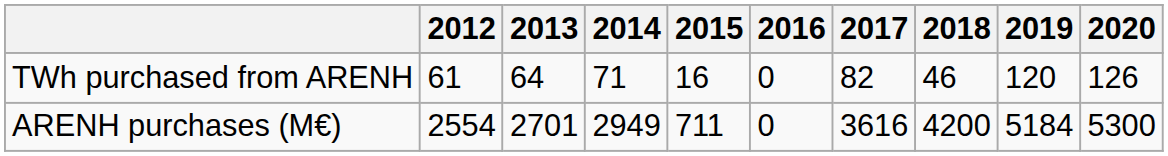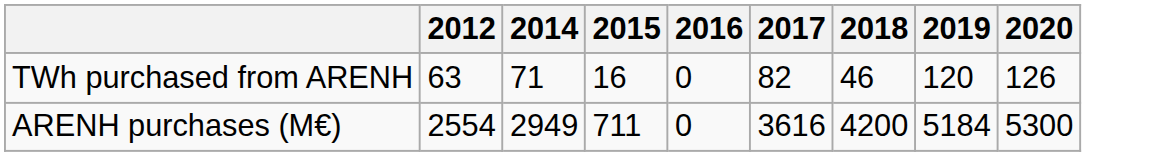- column: (544, 28)
(444, 77) 61 -> (444, 77) 63
